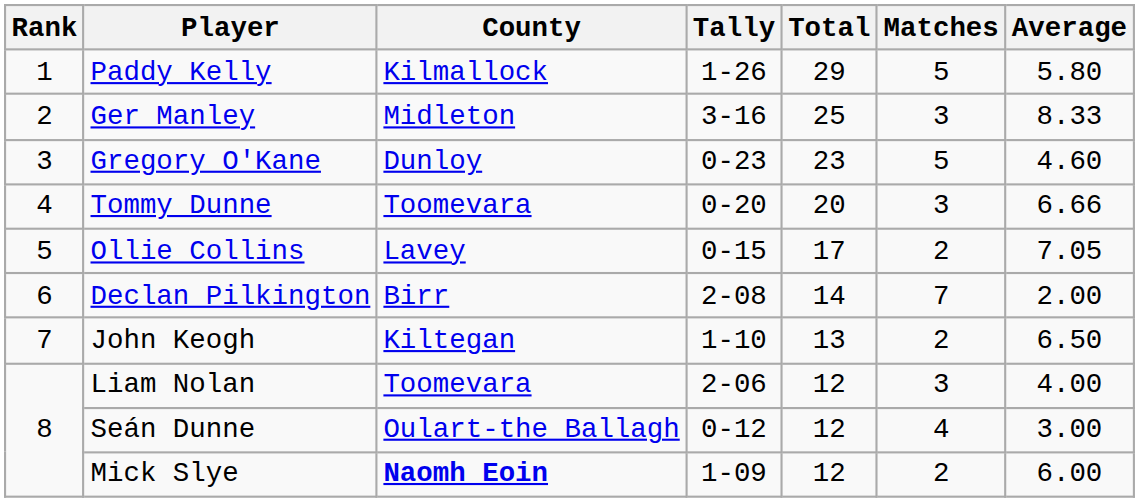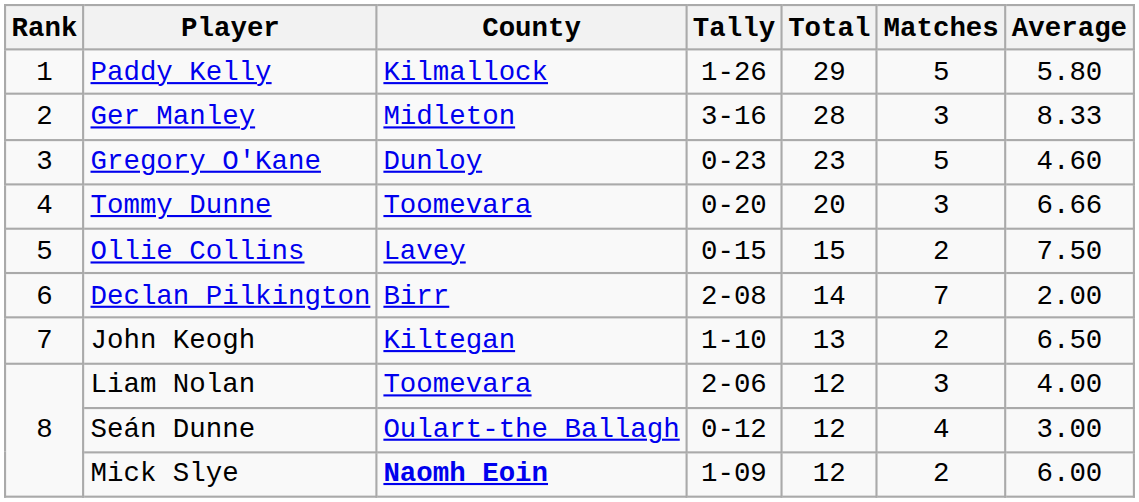(829, 117) 25 -> (829, 117) 28
(829, 251) 17 -> (829, 251) 15
(1069, 251) 7.05 -> (1069, 251) 7.50
